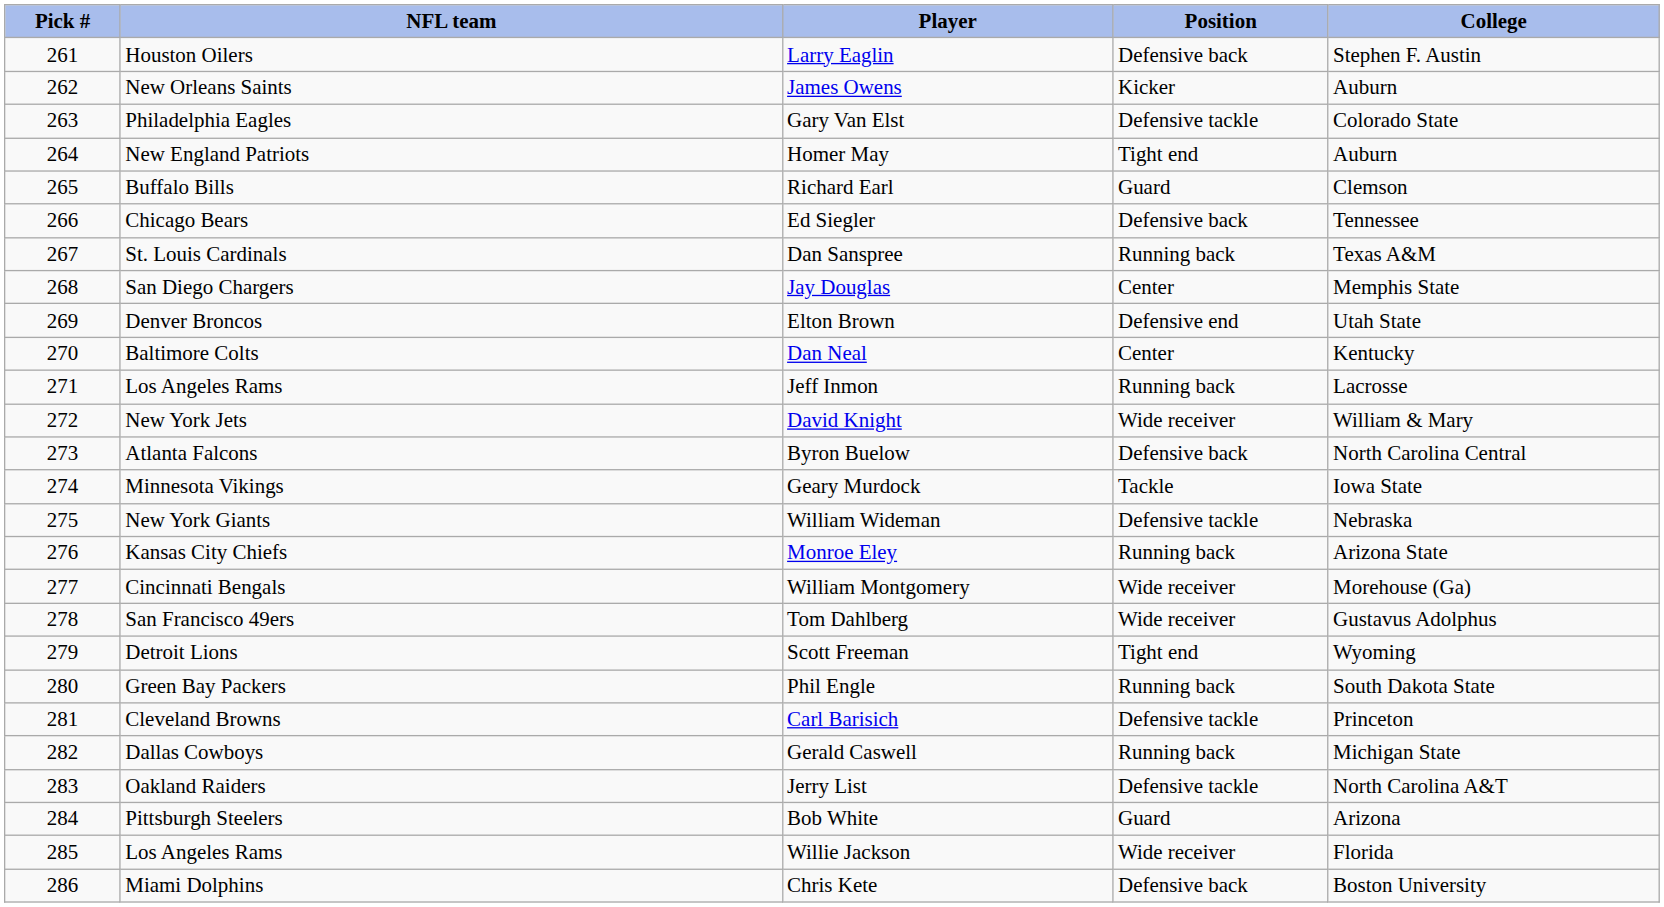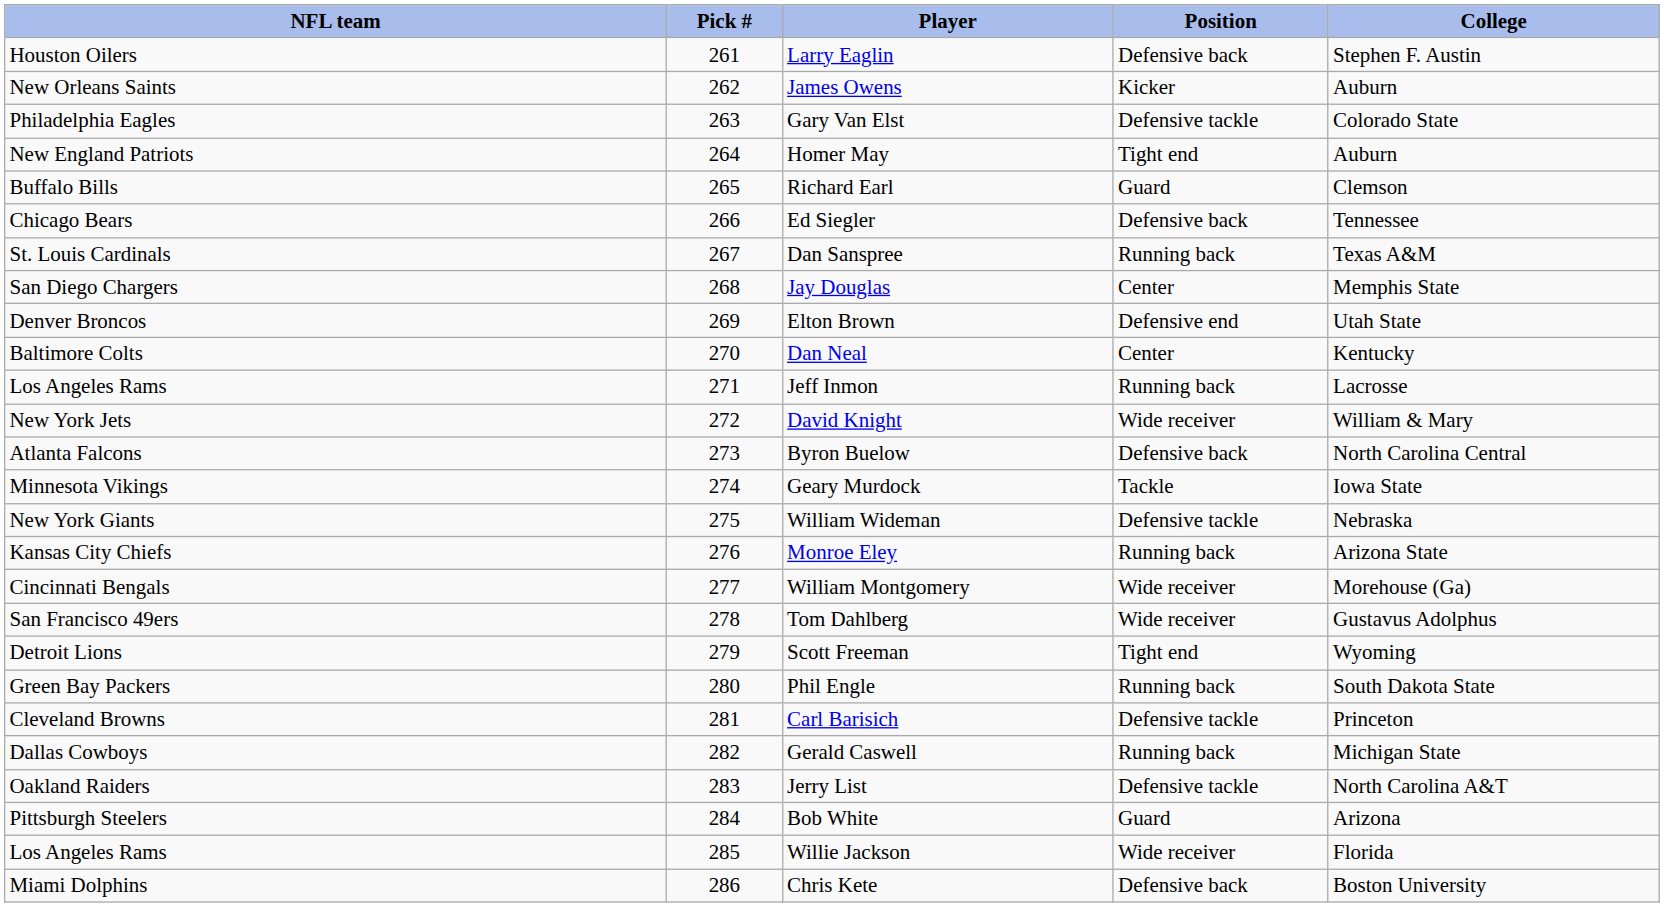columns swapped: (63, 21) <-> (451, 21)
